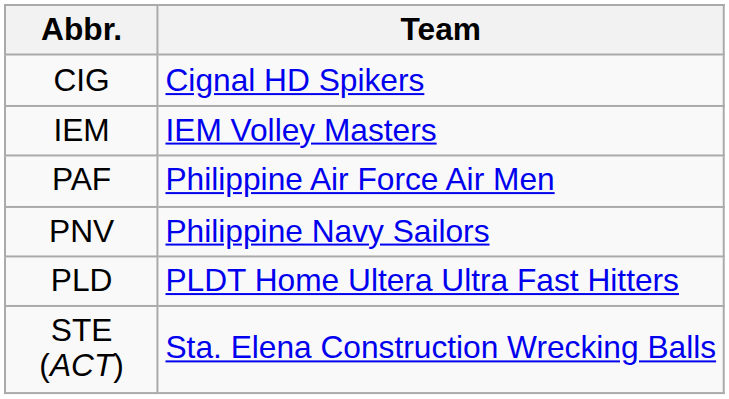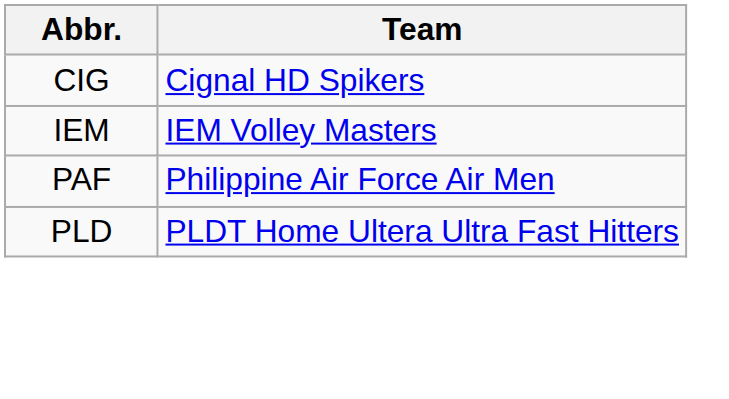- row: (82, 230)
- row: (82, 348)
